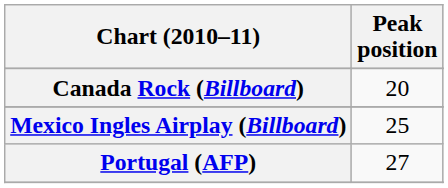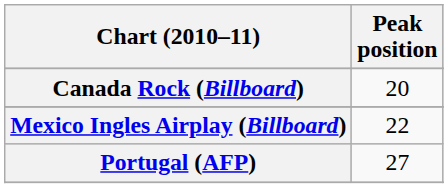(397, 125) 25 -> (397, 125) 22
